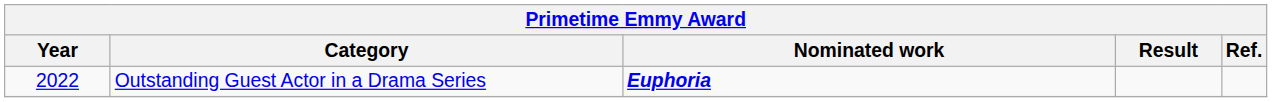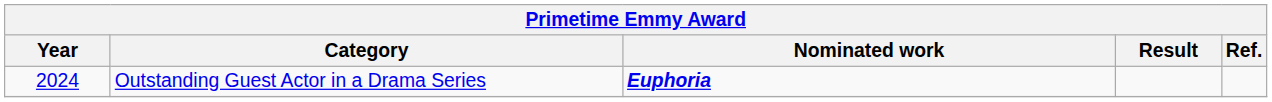(57, 81) 2022 -> (57, 81) 2024
